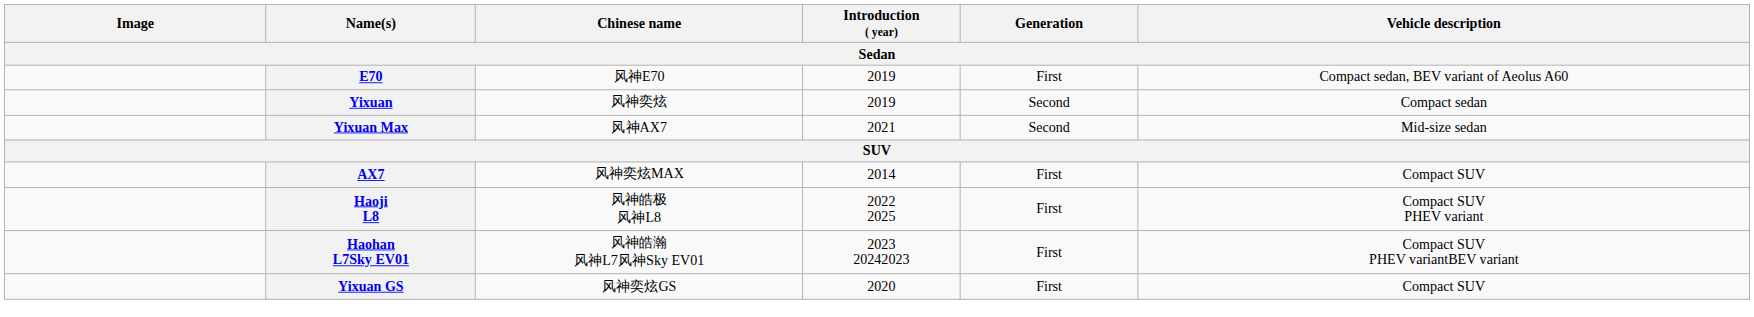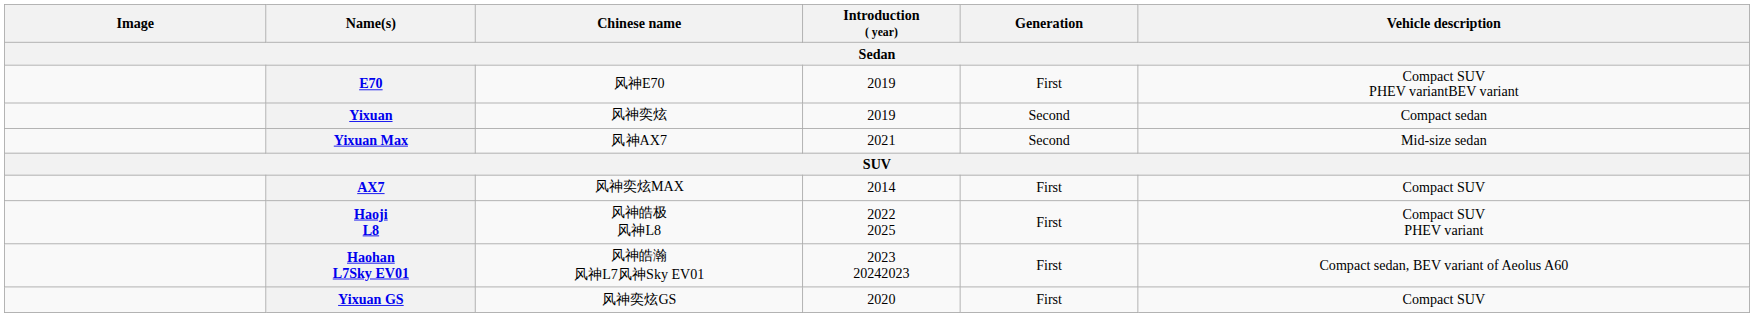(1444, 77) Compact sedan, BEV variant of Aeolus A60 -> (1444, 84) Compact SUV PHEV variantBEV variant
(1444, 252) Compact SUV PHEV variantBEV variant -> (1444, 265) Compact sedan, BEV variant of Aeolus A60
